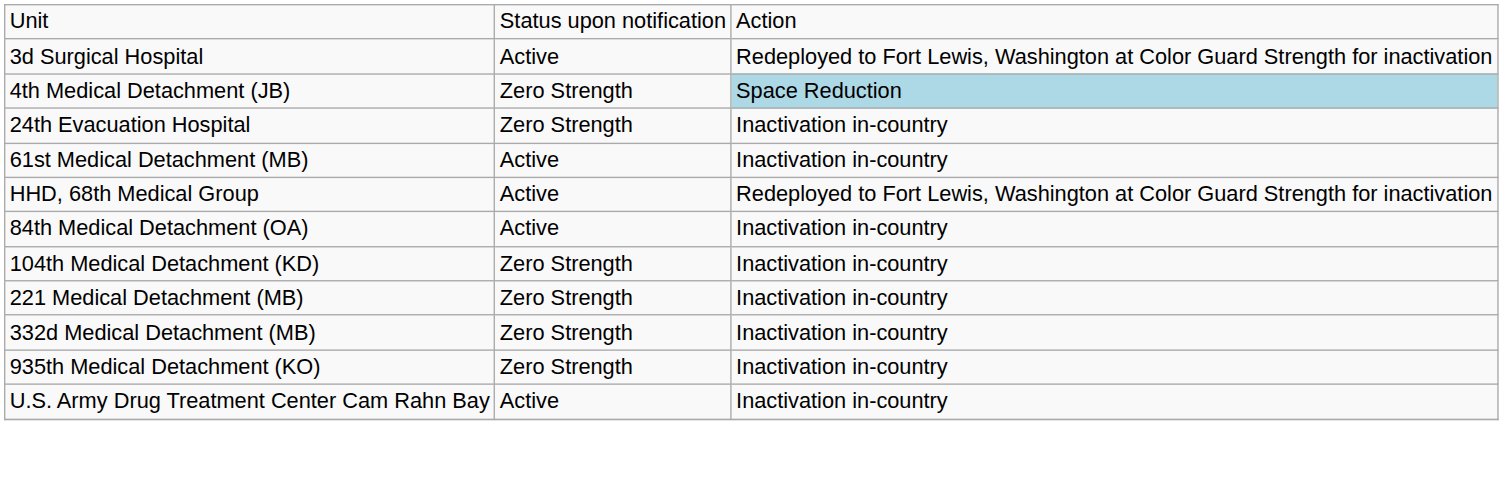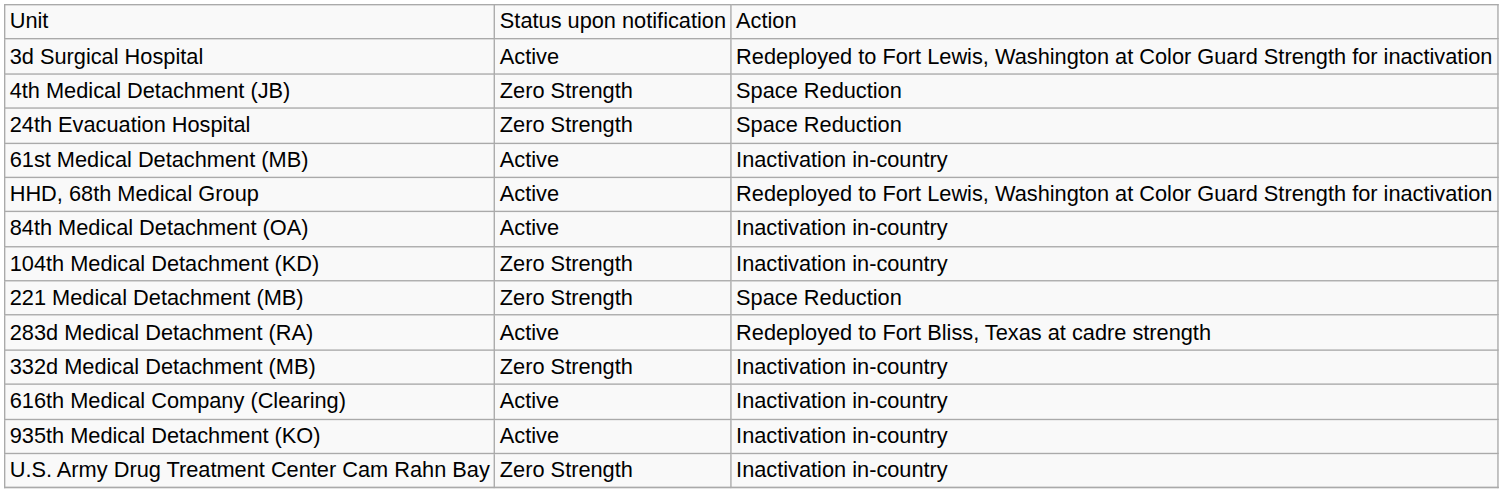(819, 90) lightblue background -> (819, 90) no background
(842, 125) Inactivation in-country -> (819, 125) Space Reduction
(842, 297) Inactivation in-country -> (819, 297) Space Reduction
+ row: (161, 332)
+ row: (178, 401)
(566, 366) Zero Strength -> (529, 435) Active
(529, 401) Active -> (566, 470) Zero Strength
